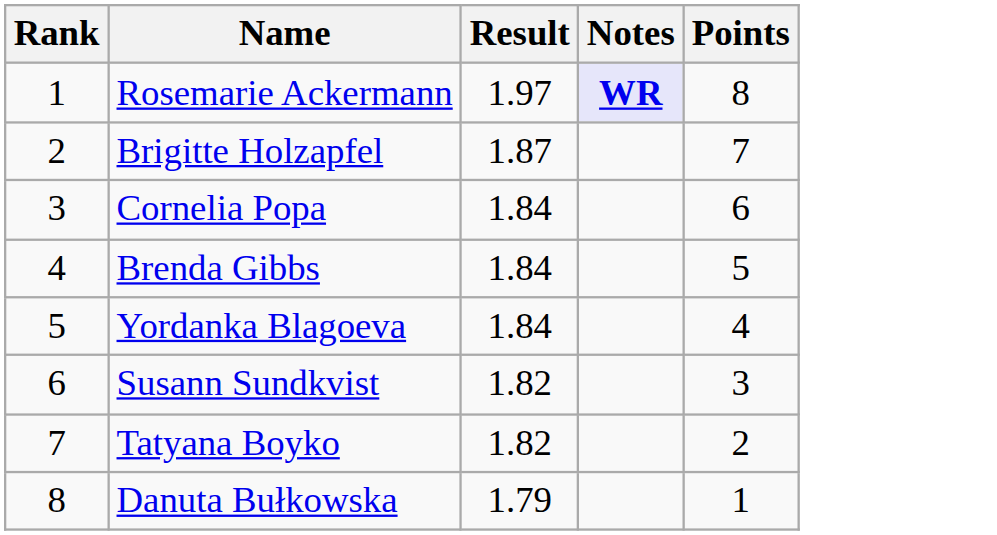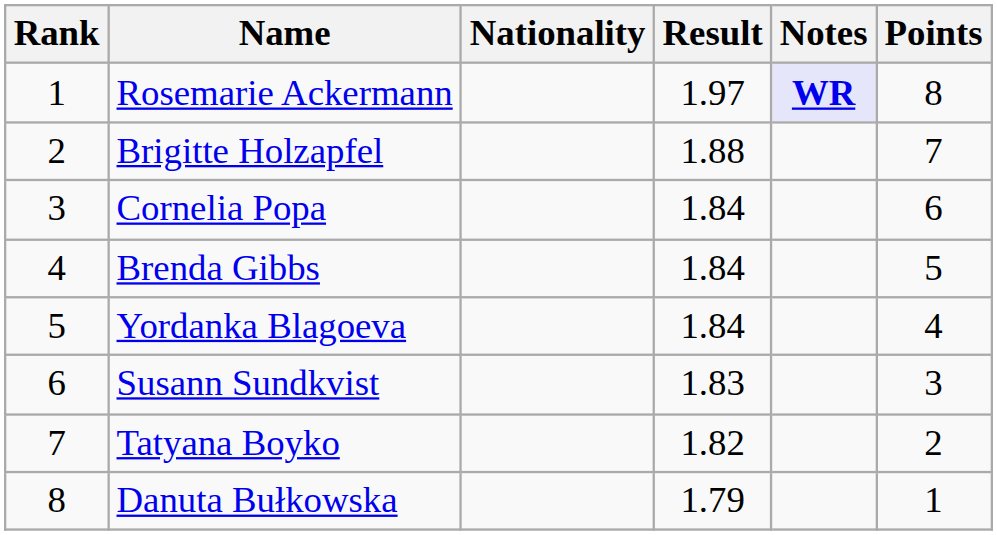+ column: (558, 33)
(520, 150) 1.87 -> (713, 150) 1.88
(520, 383) 1.82 -> (713, 383) 1.83
